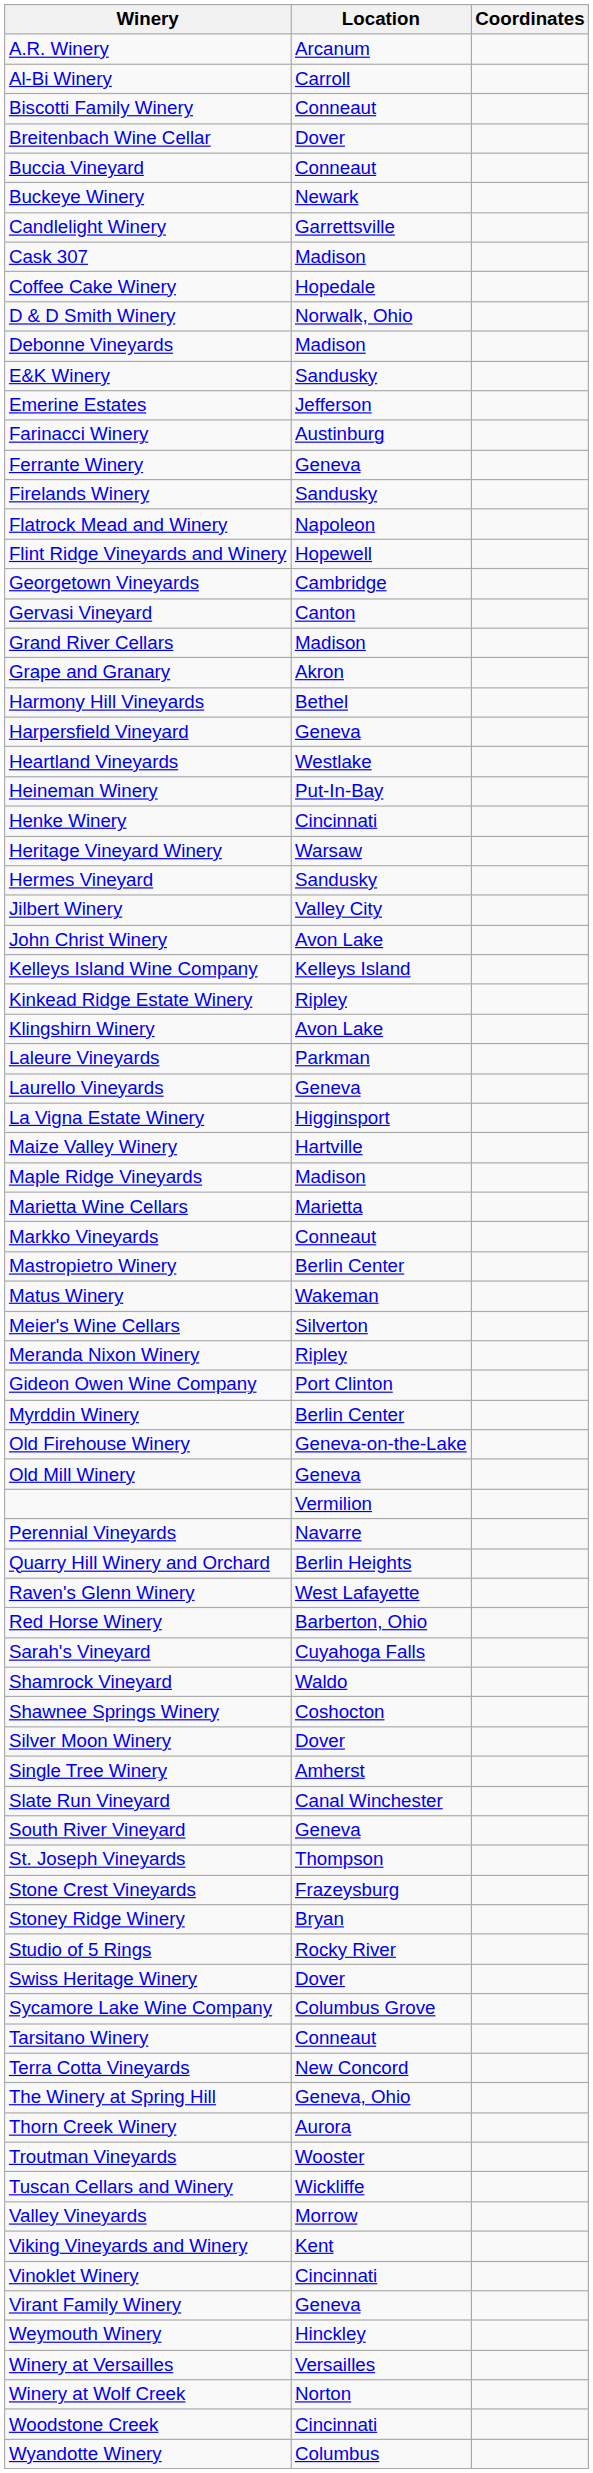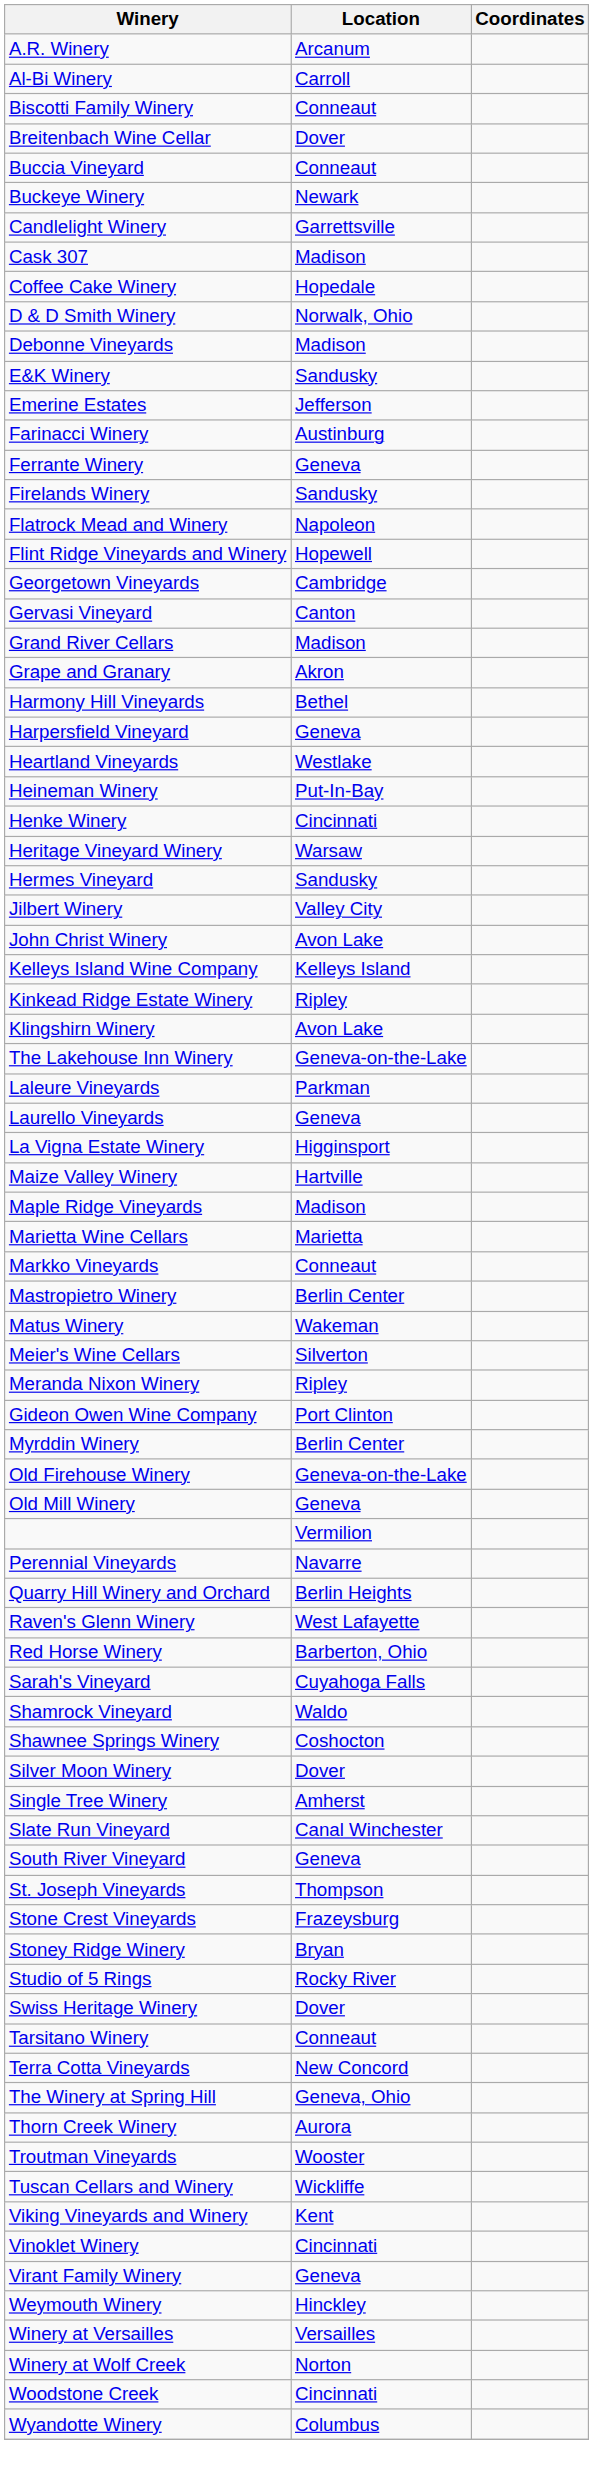+ row: (121, 1058)
- row: (141, 2008)
- row: (78, 2216)
